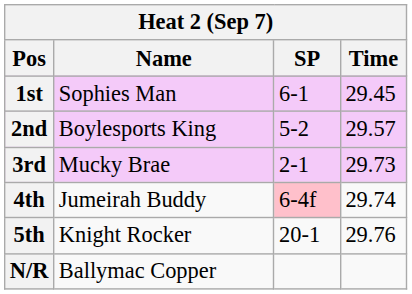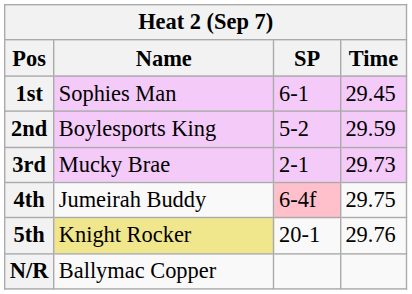(371, 128) 29.57 -> (371, 128) 29.59
(371, 199) 29.74 -> (371, 199) 29.75
(125, 235) no background -> (125, 235) khaki background
